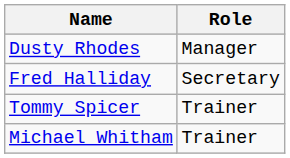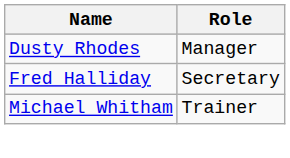- row: (75, 109)
